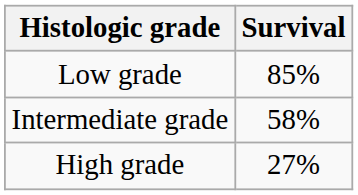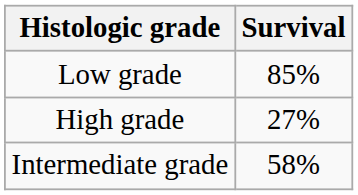rows swapped: (120, 119) <-> (120, 165)
